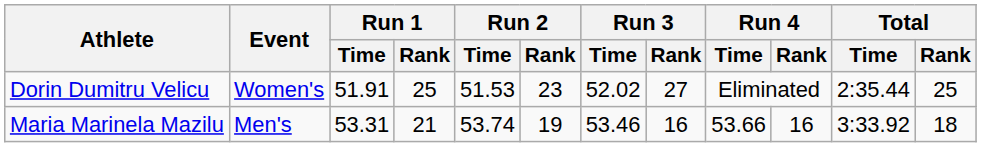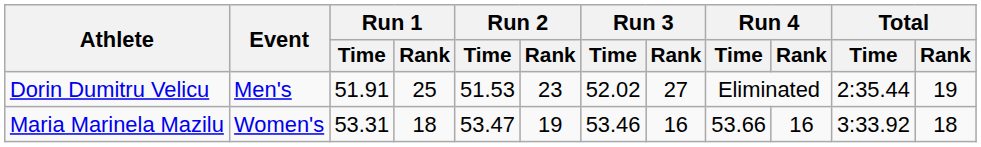(279, 90) Women's -> (263, 90) Men's
(945, 90) 25 -> (945, 90) 19
(263, 124) Men's -> (279, 124) Women's
(425, 124) 21 -> (425, 124) 18
(487, 124) 53.74 -> (487, 124) 53.47
